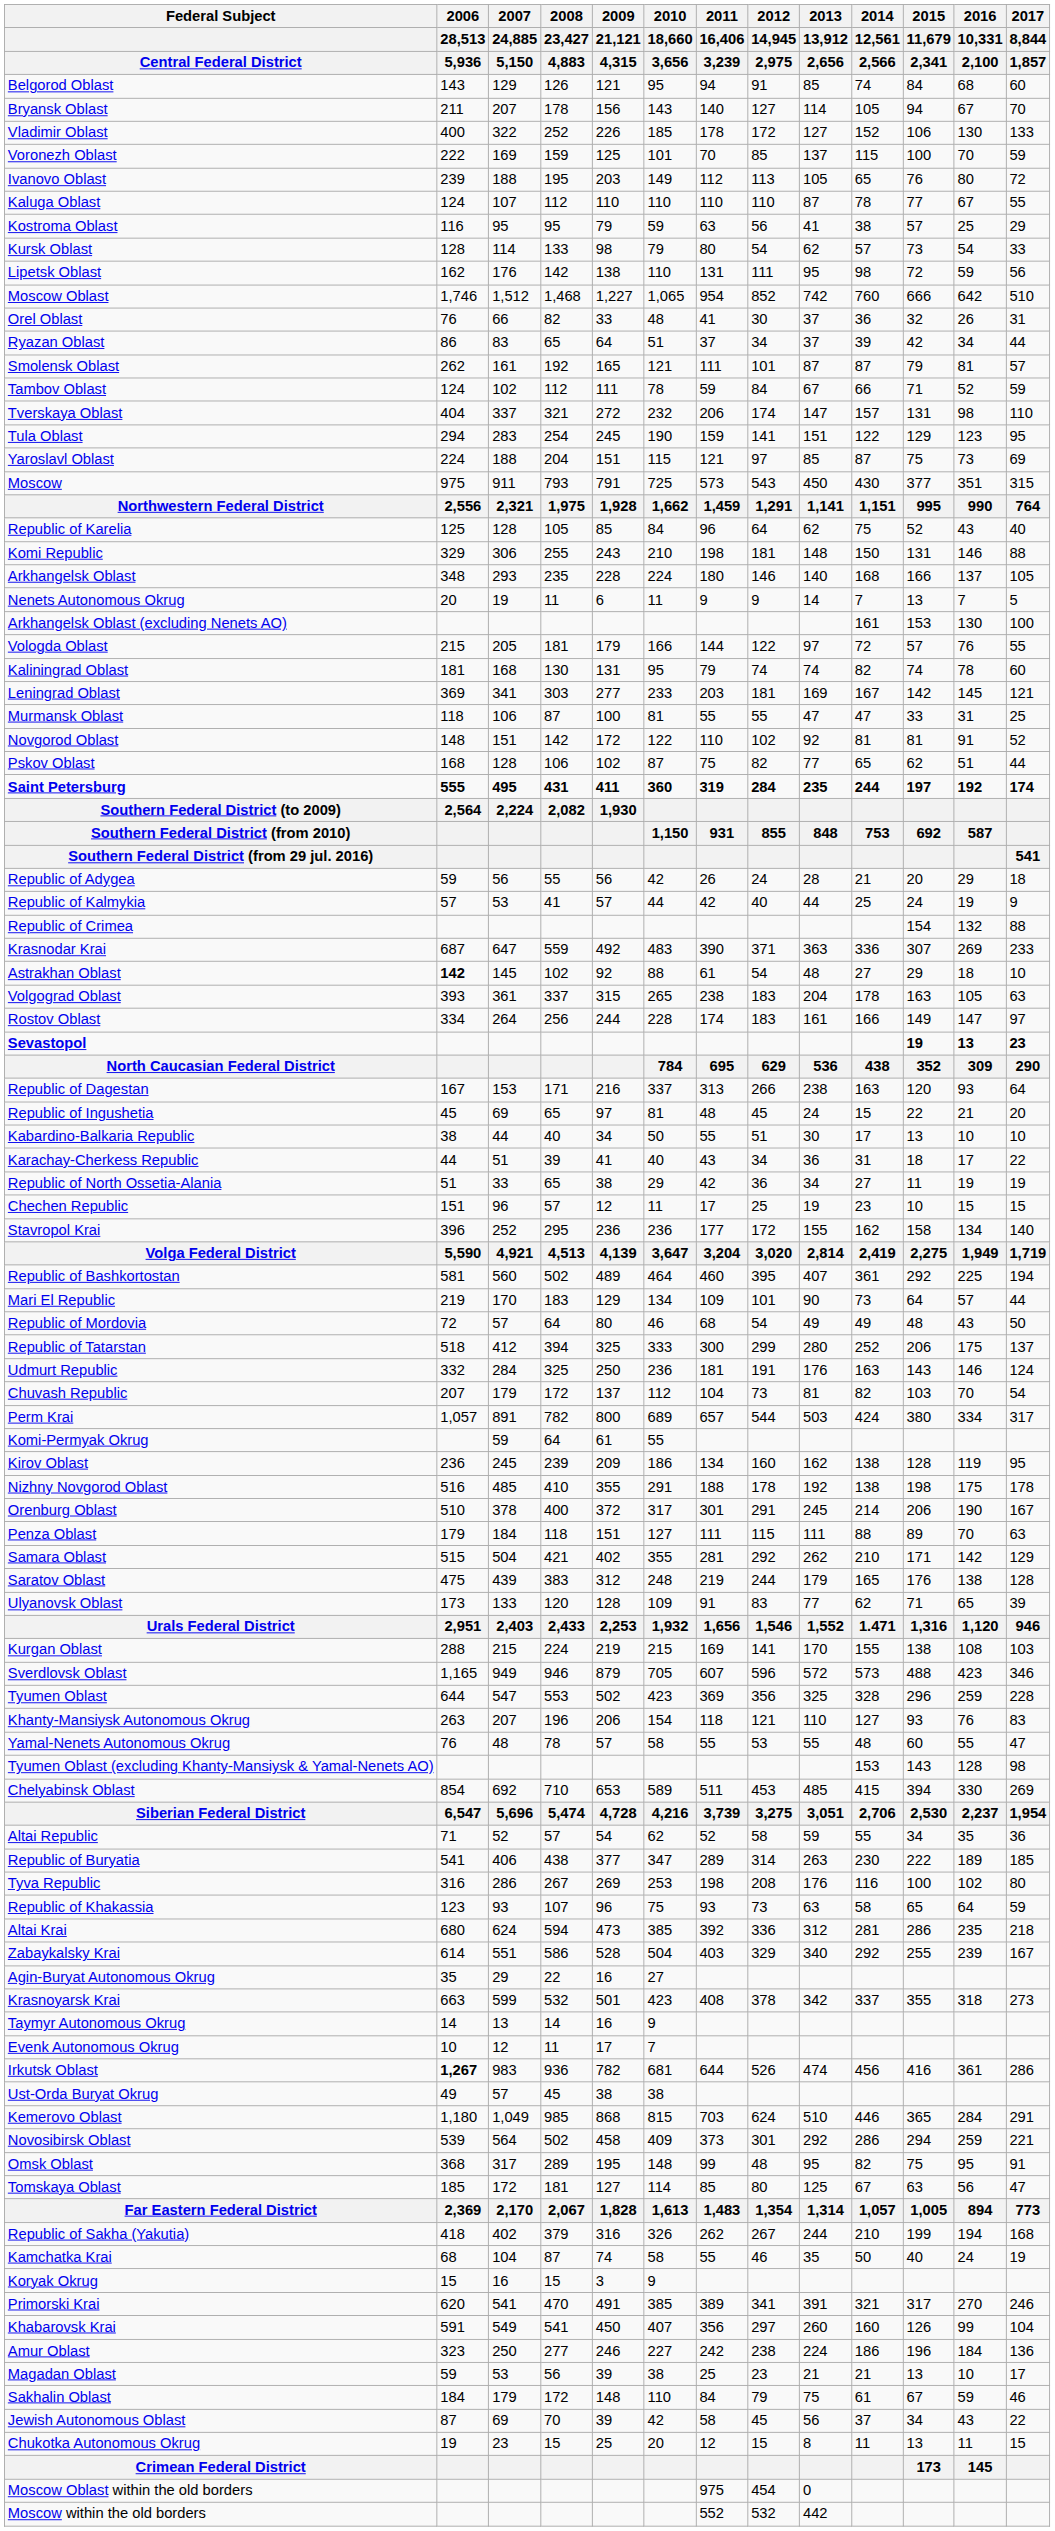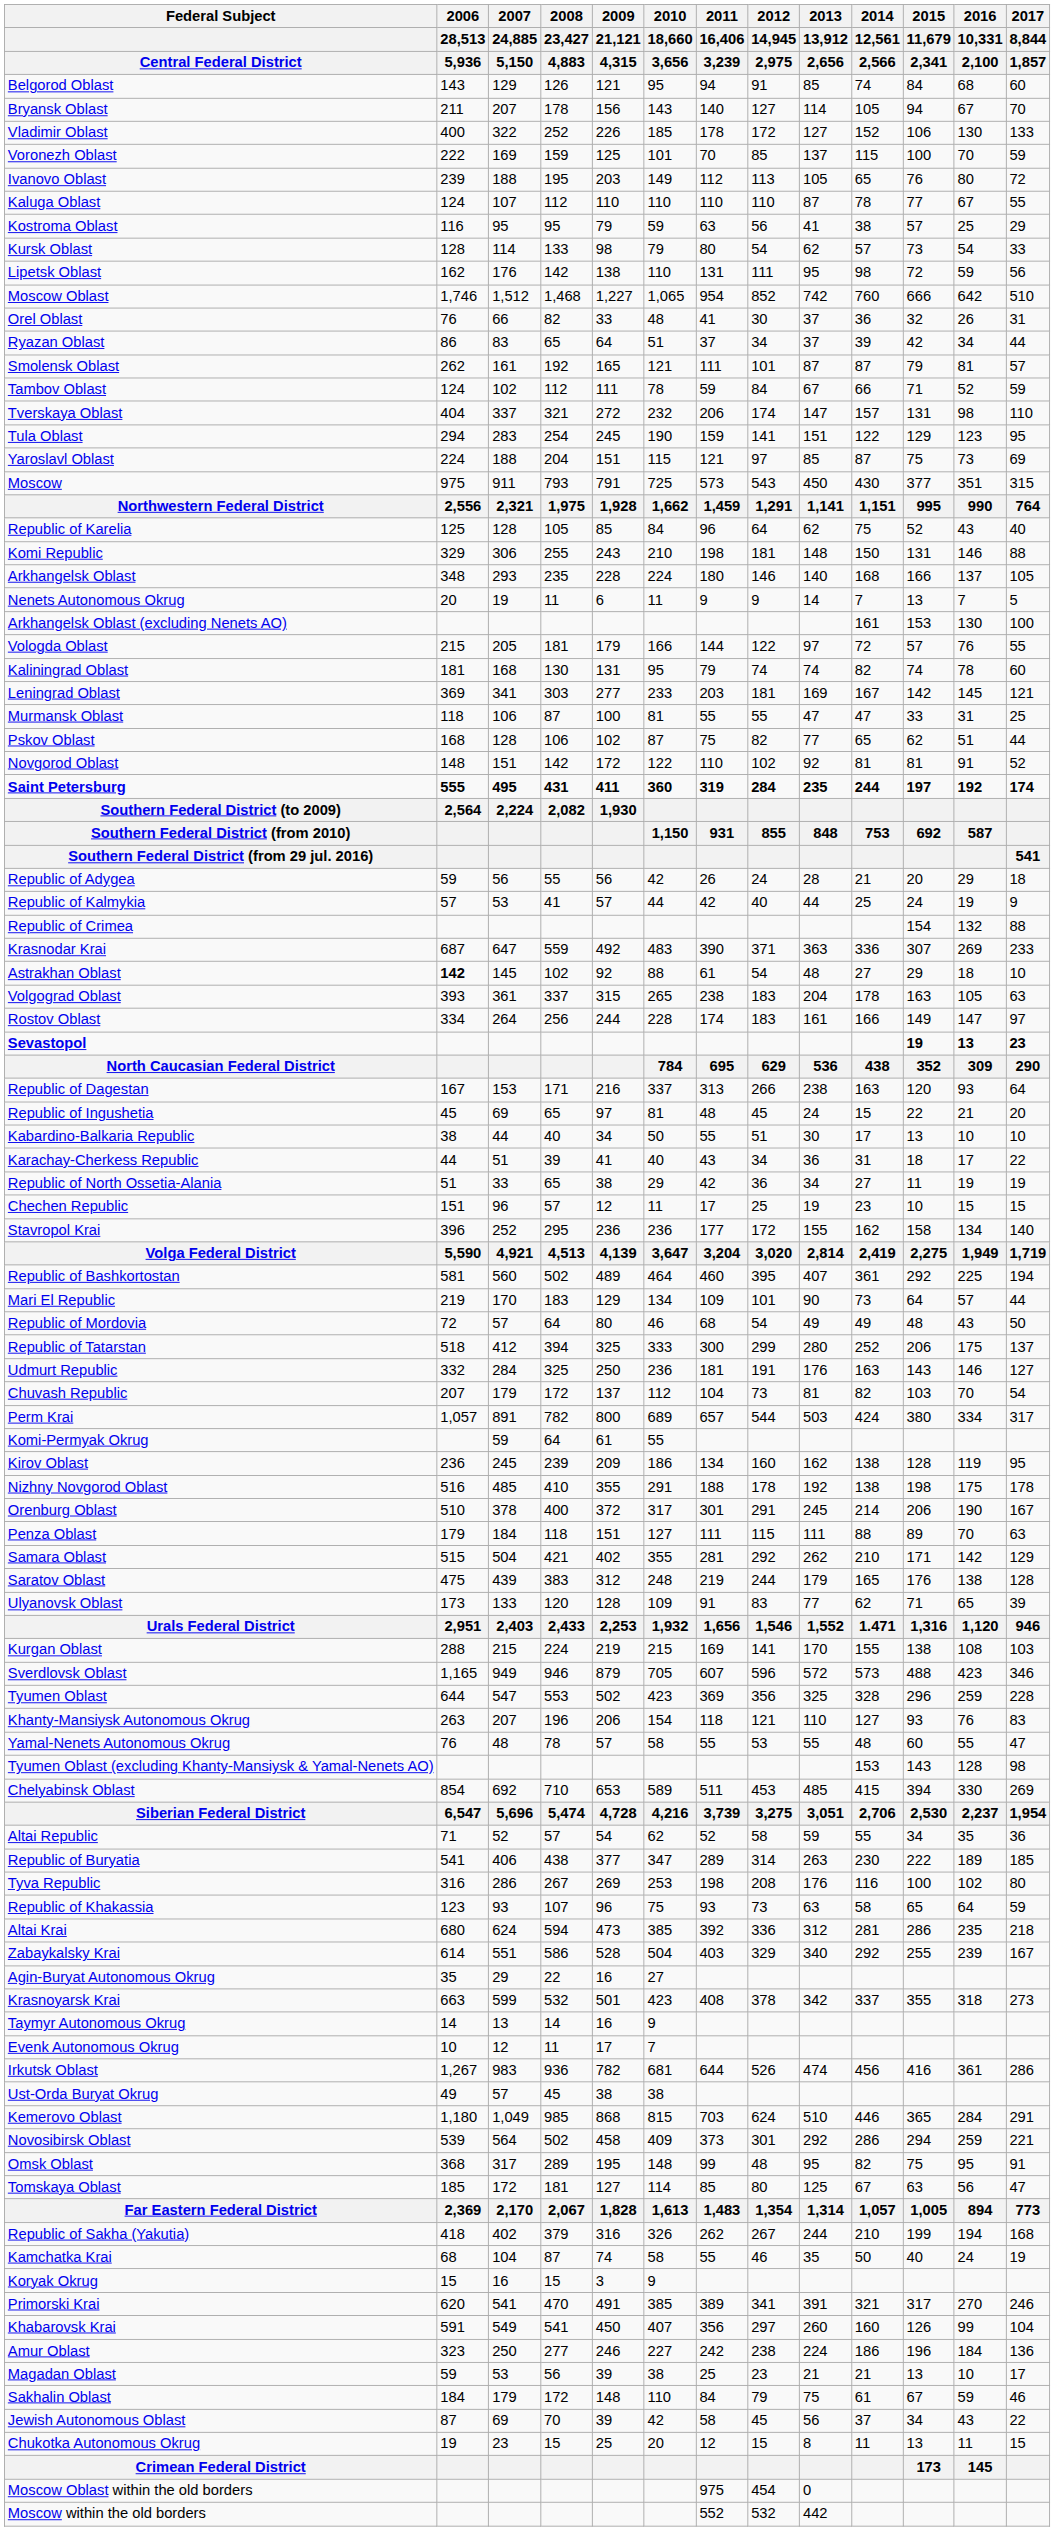rows swapped: (63, 739) <-> (51, 763)
(1022, 1370) 124 -> (1022, 1370) 127
(459, 2070) bold -> (459, 2070) normal
